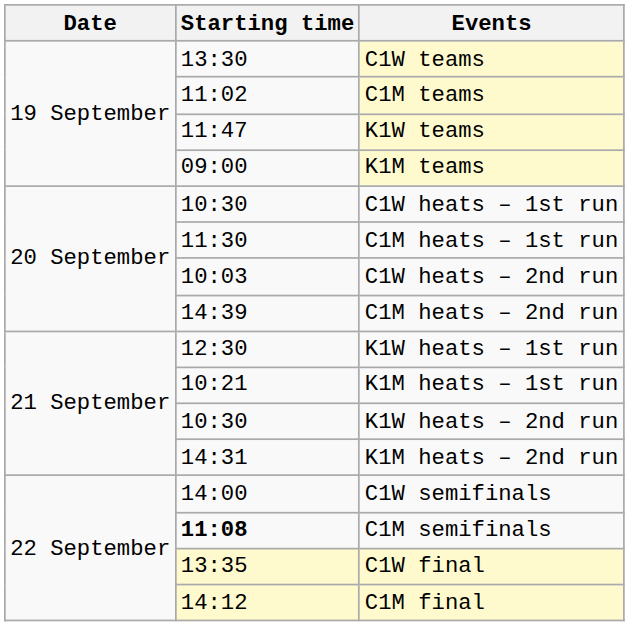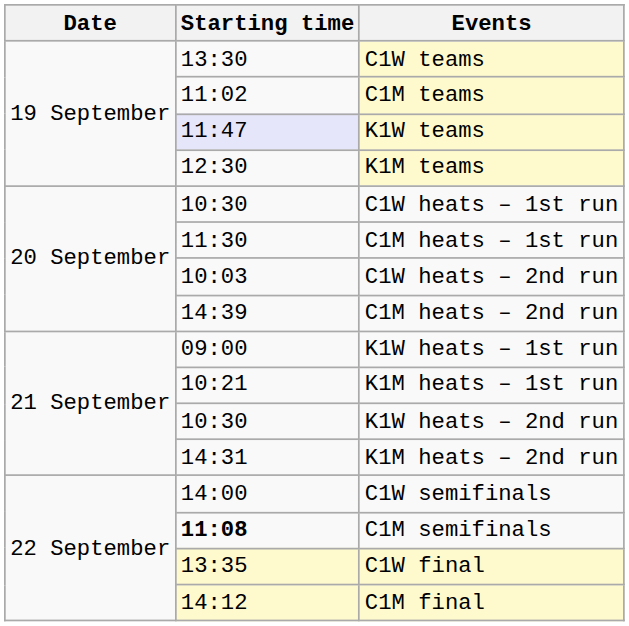(214, 132) no background -> (214, 132) lavender background
(214, 168) 09:00 -> (214, 168) 12:30
(214, 349) 12:30 -> (214, 349) 09:00
